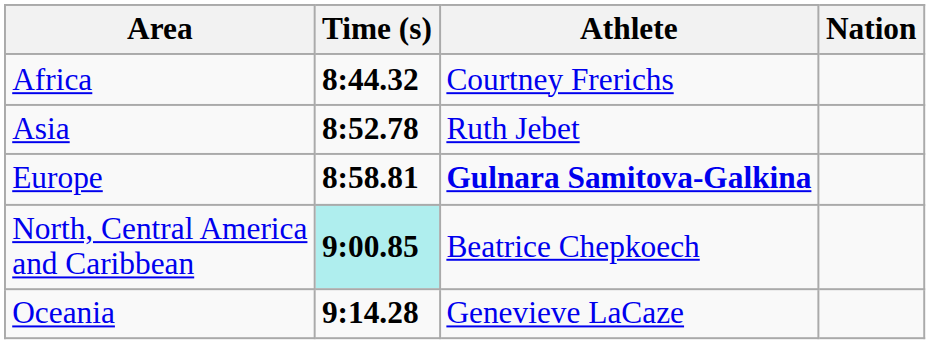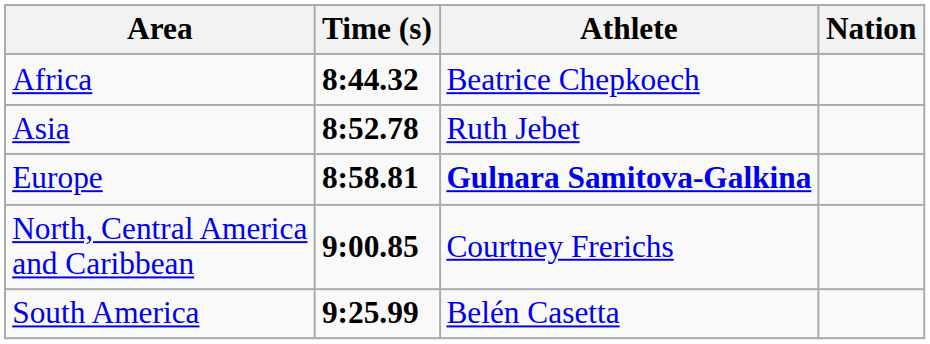(560, 79) Courtney Frerichs -> (573, 79) Beatrice Chepkoech
(370, 245) paleturquoise background -> (370, 245) no background
(573, 245) Beatrice Chepkoech -> (560, 245) Courtney Frerichs
- row: (64, 313)
+ row: (106, 313)
